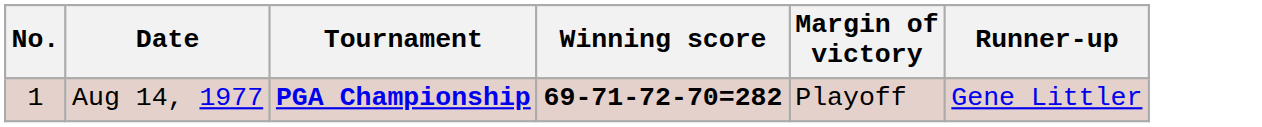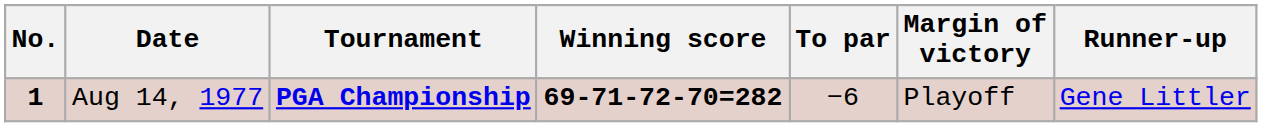+ column: (843, 42)
(35, 100) normal -> (35, 100) bold
